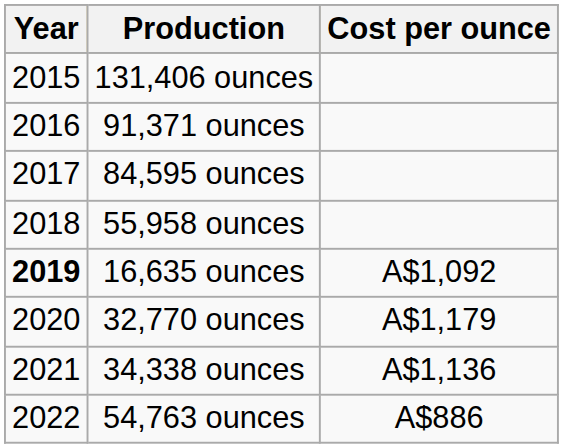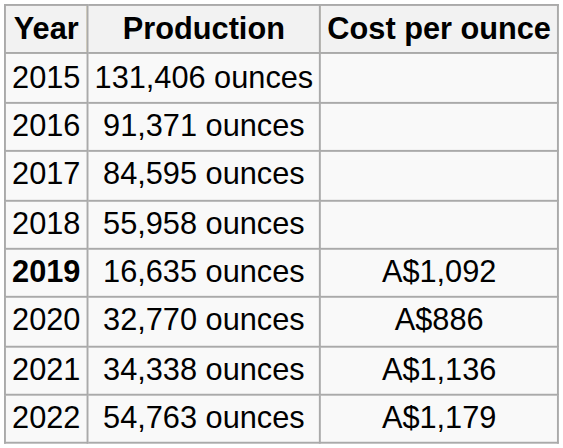(439, 321) A$1,179 -> (439, 321) A$886
(439, 418) A$886 -> (439, 418) A$1,179
